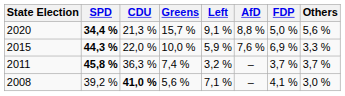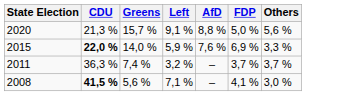- column: (101, 13)
(140, 47) normal -> (101, 47) bold
(179, 47) 10,0 % -> (140, 47) 14,0 %
(140, 82) 41,0 % -> (101, 82) 41,5 %
